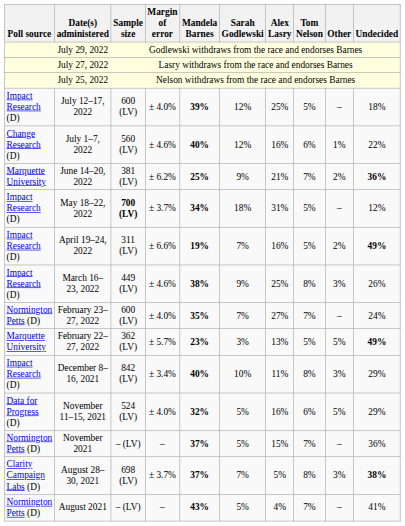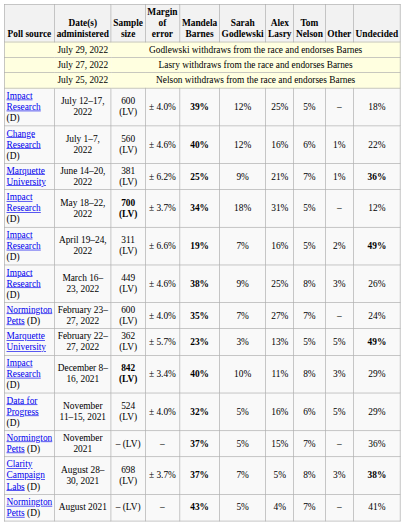(339, 177) 2% -> (339, 177) 1%
(128, 374) normal -> (128, 374) bold
